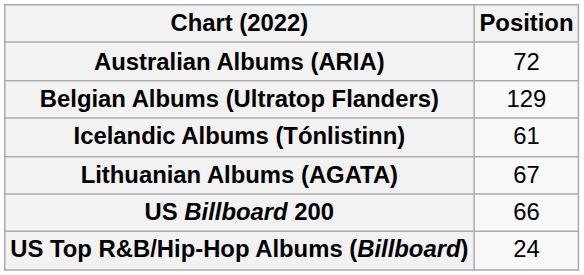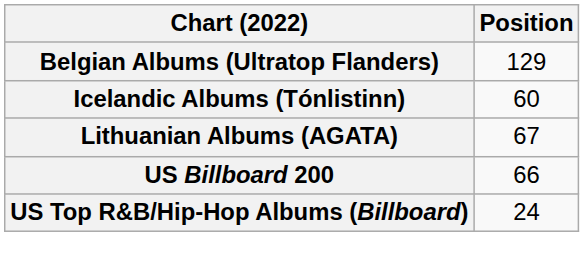- row: (239, 61)
(526, 136) 61 -> (526, 99) 60
